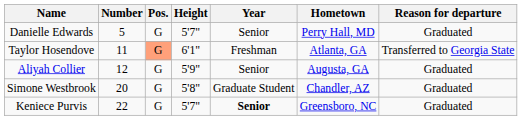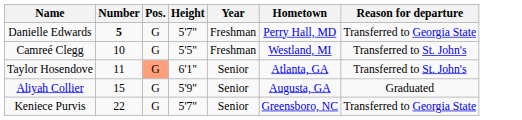(122, 32) normal -> (119, 32) bold
(254, 32) Senior -> (233, 32) Freshman
(448, 32) Graduated -> (410, 32) Transferred to Georgia State
+ row: (50, 50)
(254, 50) Freshman -> (233, 69) Senior
(448, 50) Transferred to Georgia State -> (410, 69) Transferred to St. John's
(122, 69) 12 -> (119, 87) 15
- row: (51, 87)
(254, 106) bold -> (233, 106) normal
(448, 106) Graduated -> (410, 106) Transferred to Georgia State
